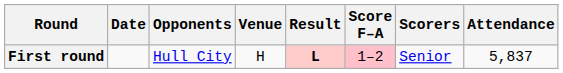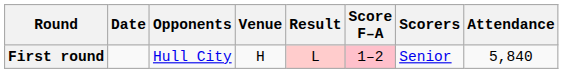(315, 57) bold -> (315, 57) normal
(511, 57) 5,837 -> (511, 57) 5,840
